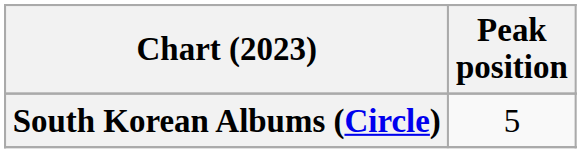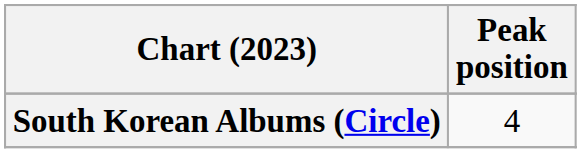(512, 119) 5 -> (512, 119) 4
